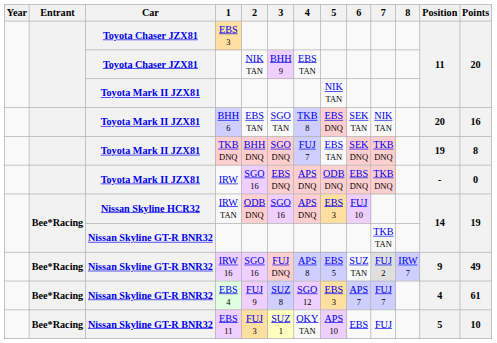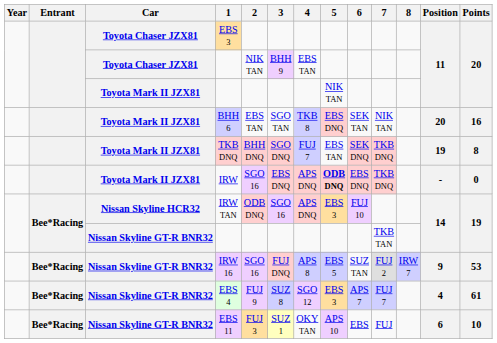(334, 180) normal -> (334, 180) bold
(476, 266) 49 -> (476, 266) 53
(440, 324) 5 -> (440, 324) 6
